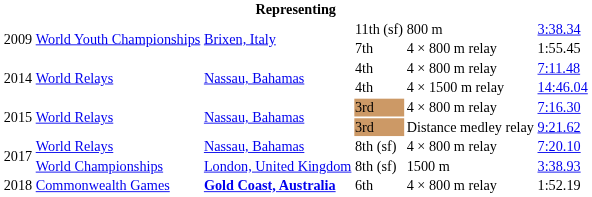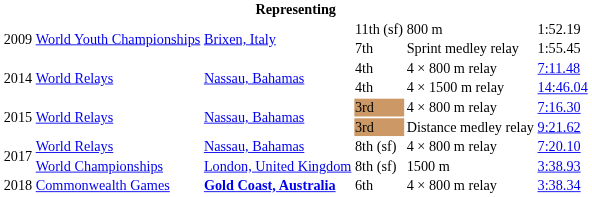(559, 29) 3:38.34 -> (559, 29) 1:52.19
(452, 48) 4 × 800 m relay -> (463, 48) Sprint medley relay
(559, 185) 1:52.19 -> (559, 185) 3:38.34
